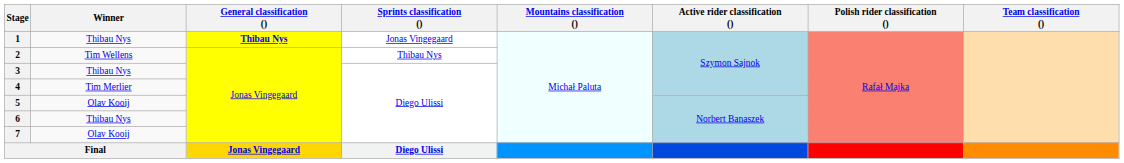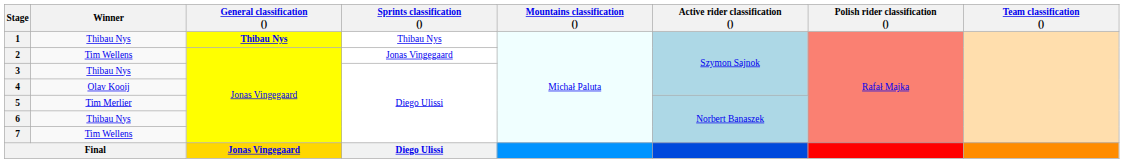(419, 39) Jonas Vingegaard -> (419, 39) Thibau Nys
(419, 55) Thibau Nys -> (419, 55) Jonas Vingegaard
(109, 87) Tim Merlier -> (109, 87) Olav Kooij
(109, 103) Olav Kooij -> (109, 103) Tim Merlier
(109, 135) Olav Kooij -> (109, 135) Tim Wellens
